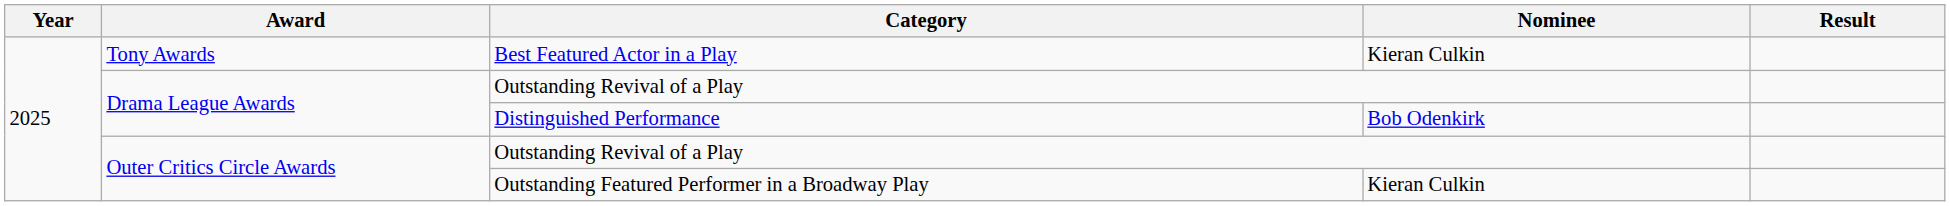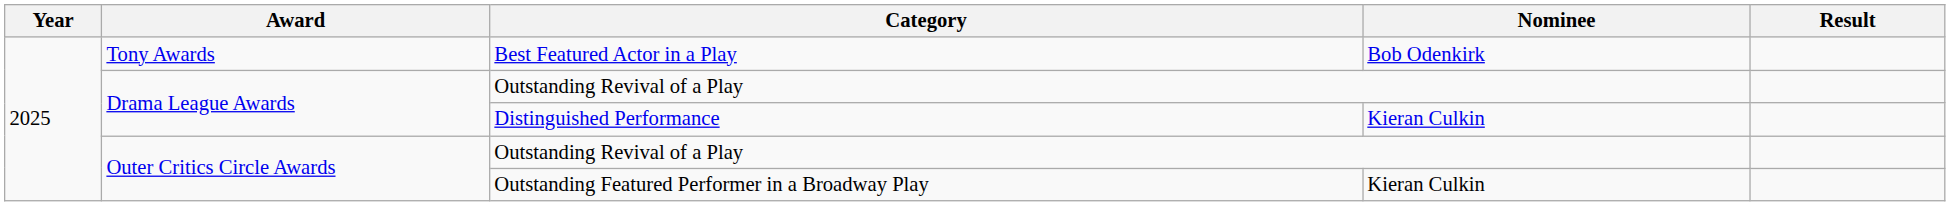(1426, 53) Kieran Culkin -> (1426, 53) Bob Odenkirk
(1426, 119) Bob Odenkirk -> (1426, 119) Kieran Culkin
